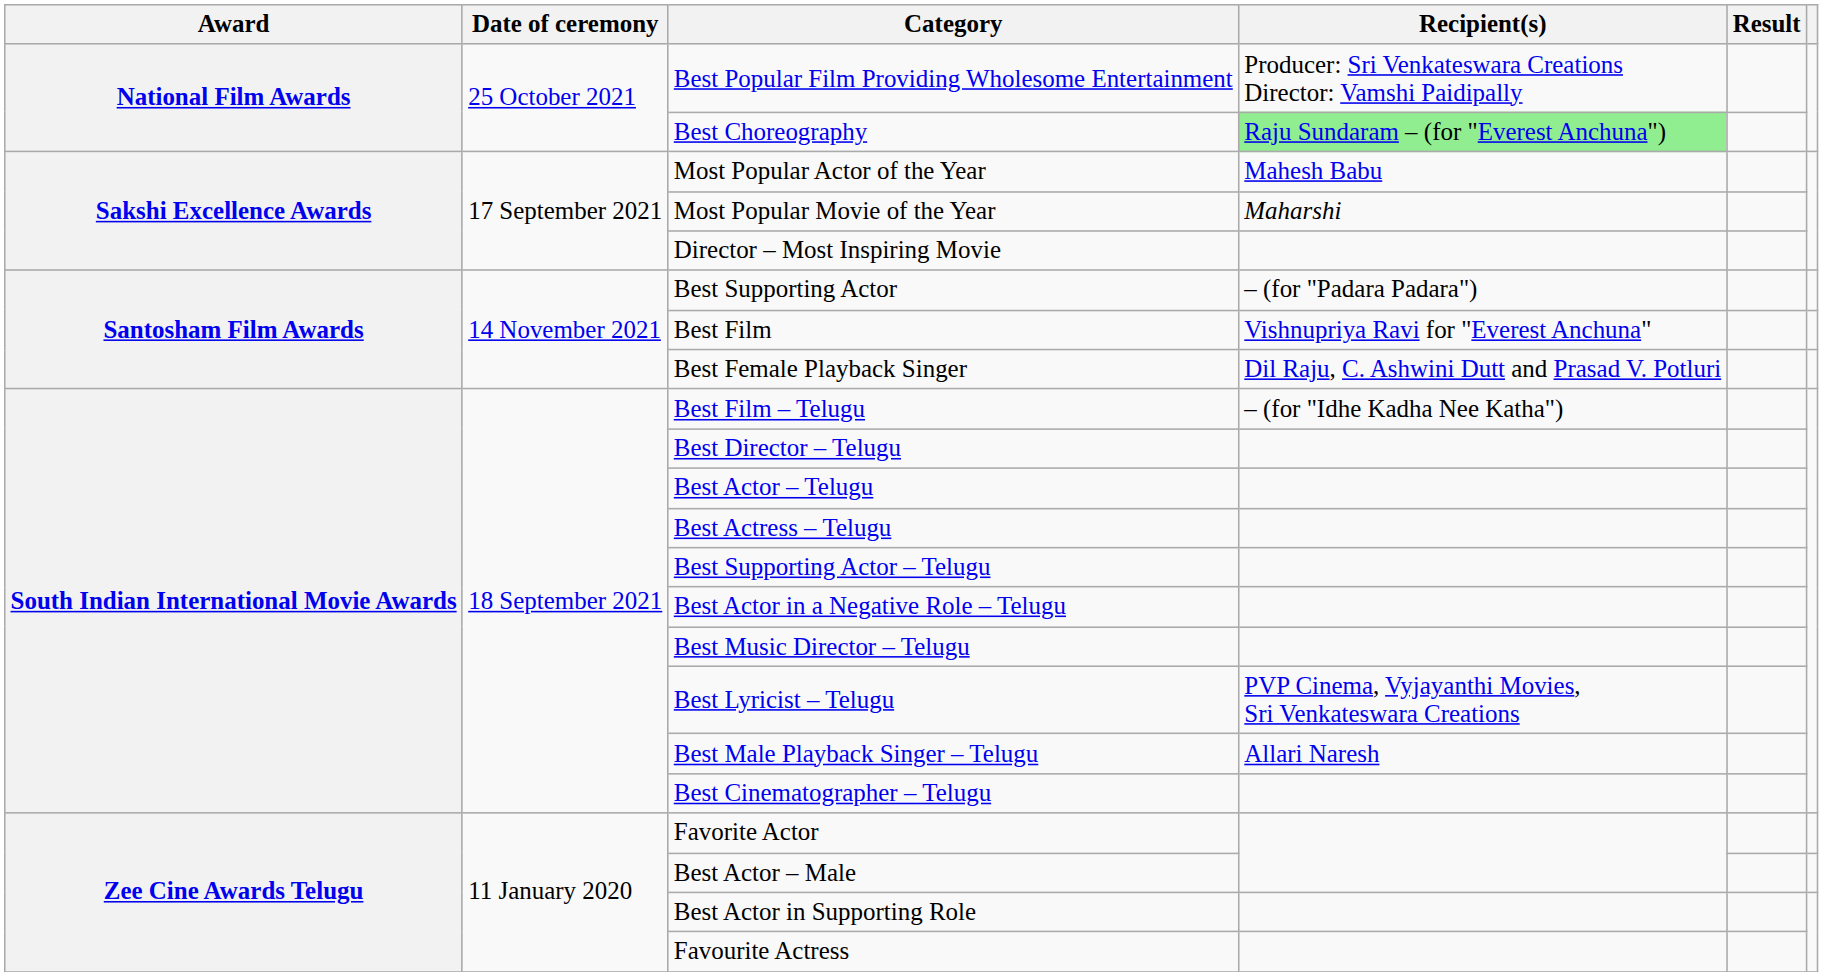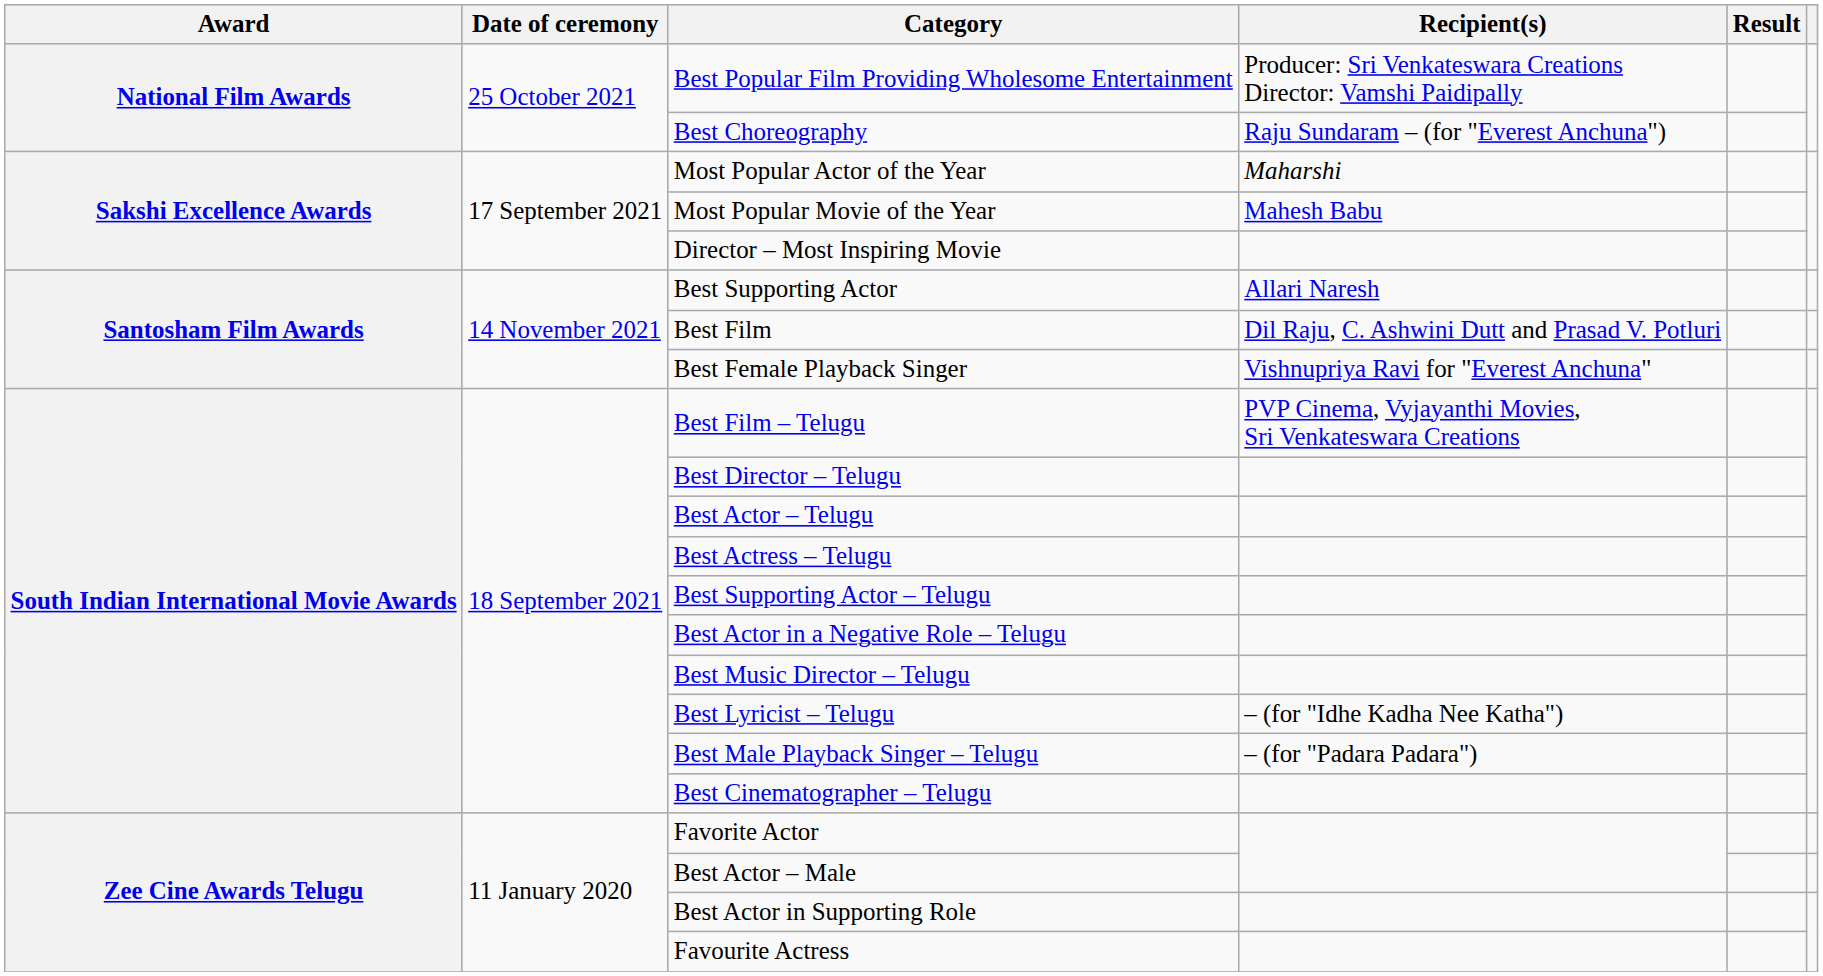(1455, 131) lightgreen background -> (1455, 131) no background
(1313, 171) Mahesh Babu -> (1293, 171) Maharshi
(1293, 210) Maharshi -> (1313, 210) Mahesh Babu
(1361, 289) – (for "Padara Padara") -> (1312, 289) Allari Naresh
(1448, 329) Vishnupriya Ravi for "Everest Anchuna" -> (1483, 329) Dil Raju, C. Ashwini Dutt and Prasad V. Potluri
(1483, 369) Dil Raju, C. Ashwini Dutt and Prasad V. Potluri -> (1448, 369) Vishnupriya Ravi for "Everest Anchuna"
(1404, 408) – (for "Idhe Kadha Nee Katha") -> (1412, 422) PVP Cinema, Vyjayanthi Movies, Sri Venkateswara Creations
(1412, 699) PVP Cinema, Vyjayanthi Movies, Sri Venkateswara Creations -> (1404, 713) – (for "Idhe Kadha Nee Katha")
(1312, 753) Allari Naresh -> (1361, 753) – (for "Padara Padara")
